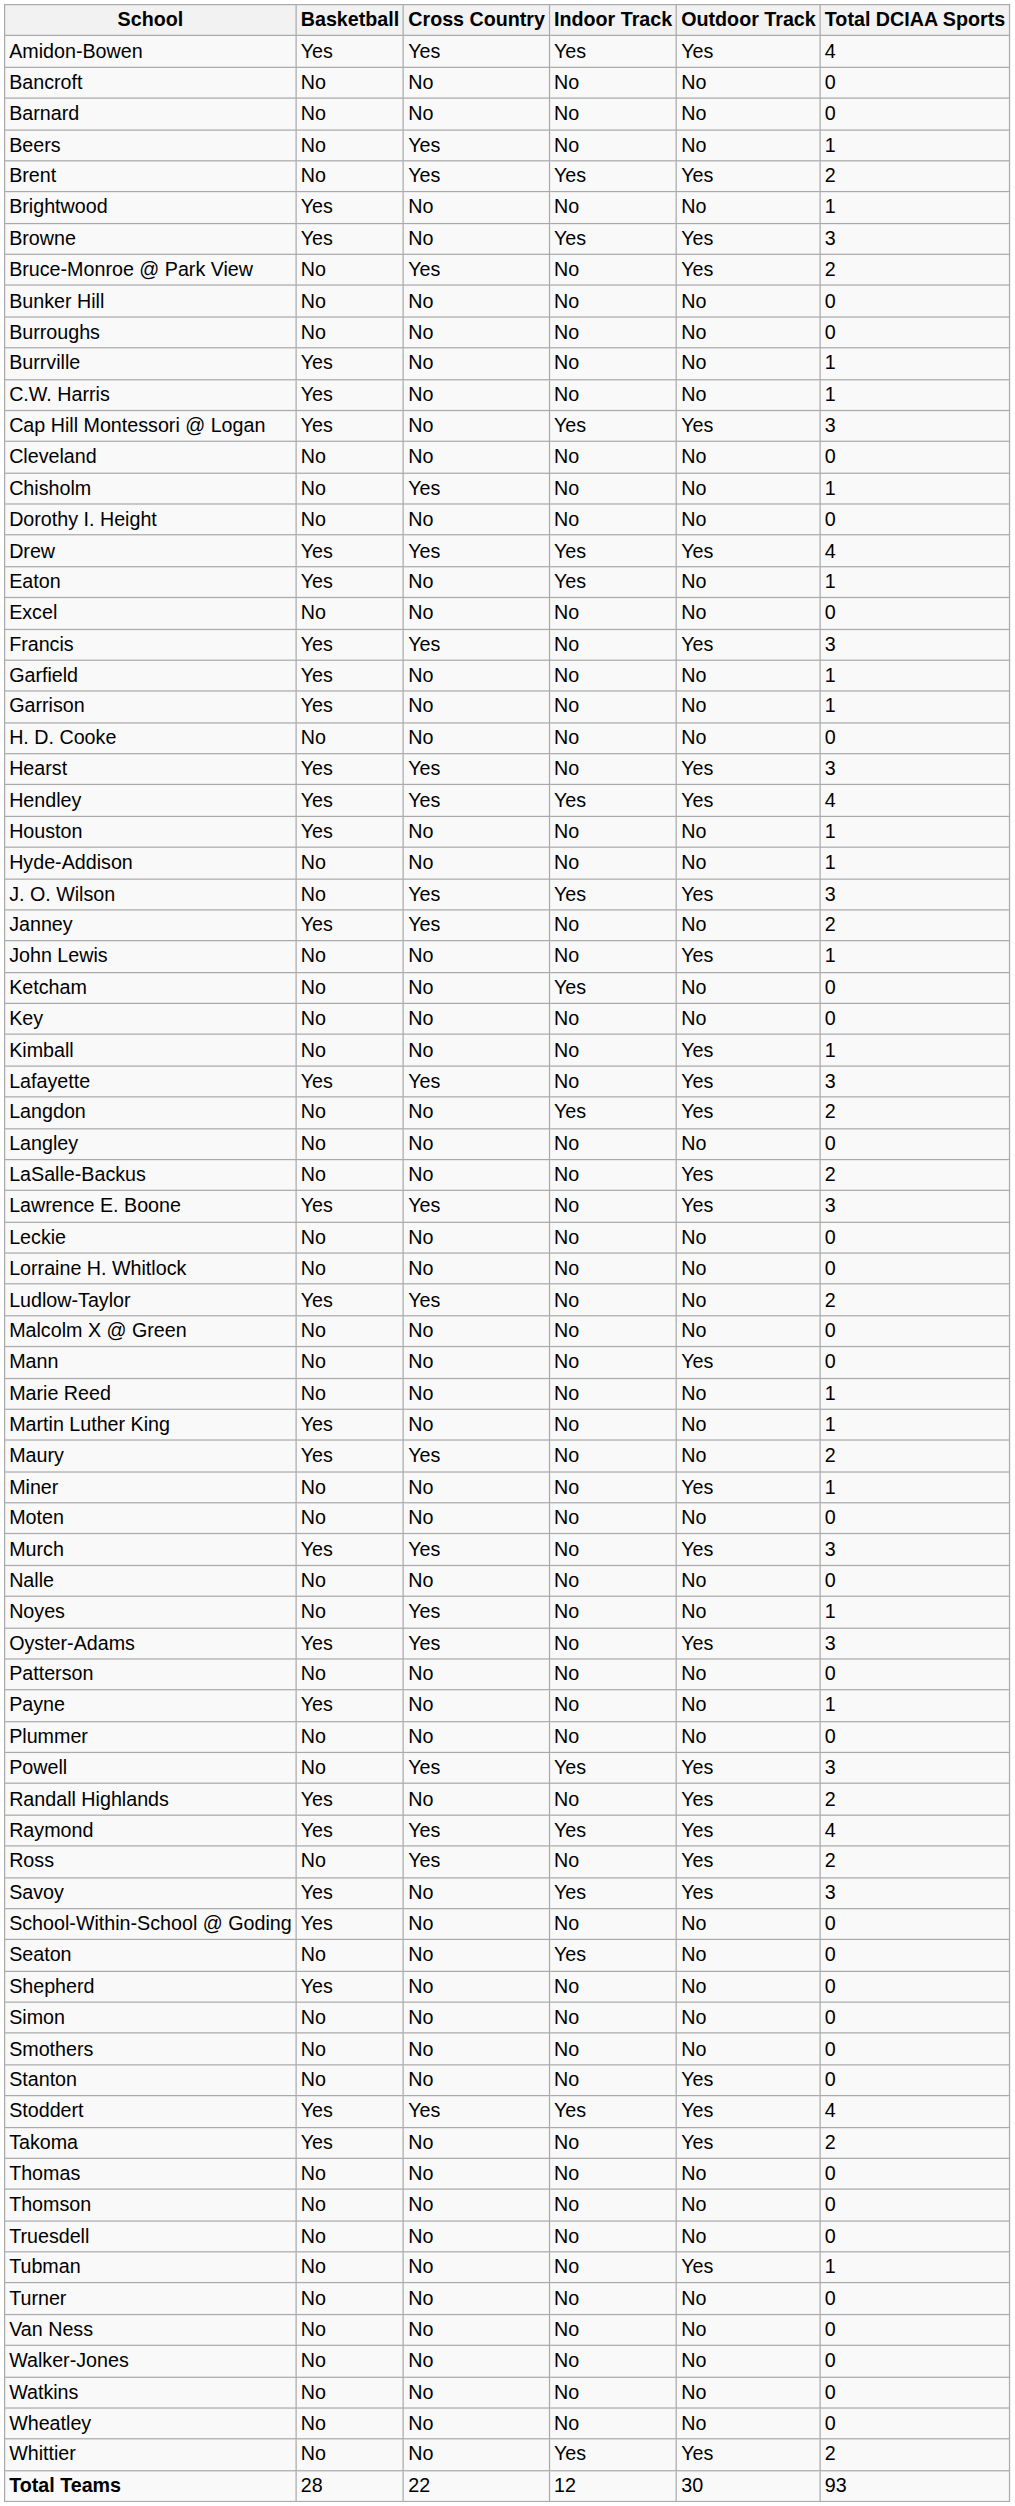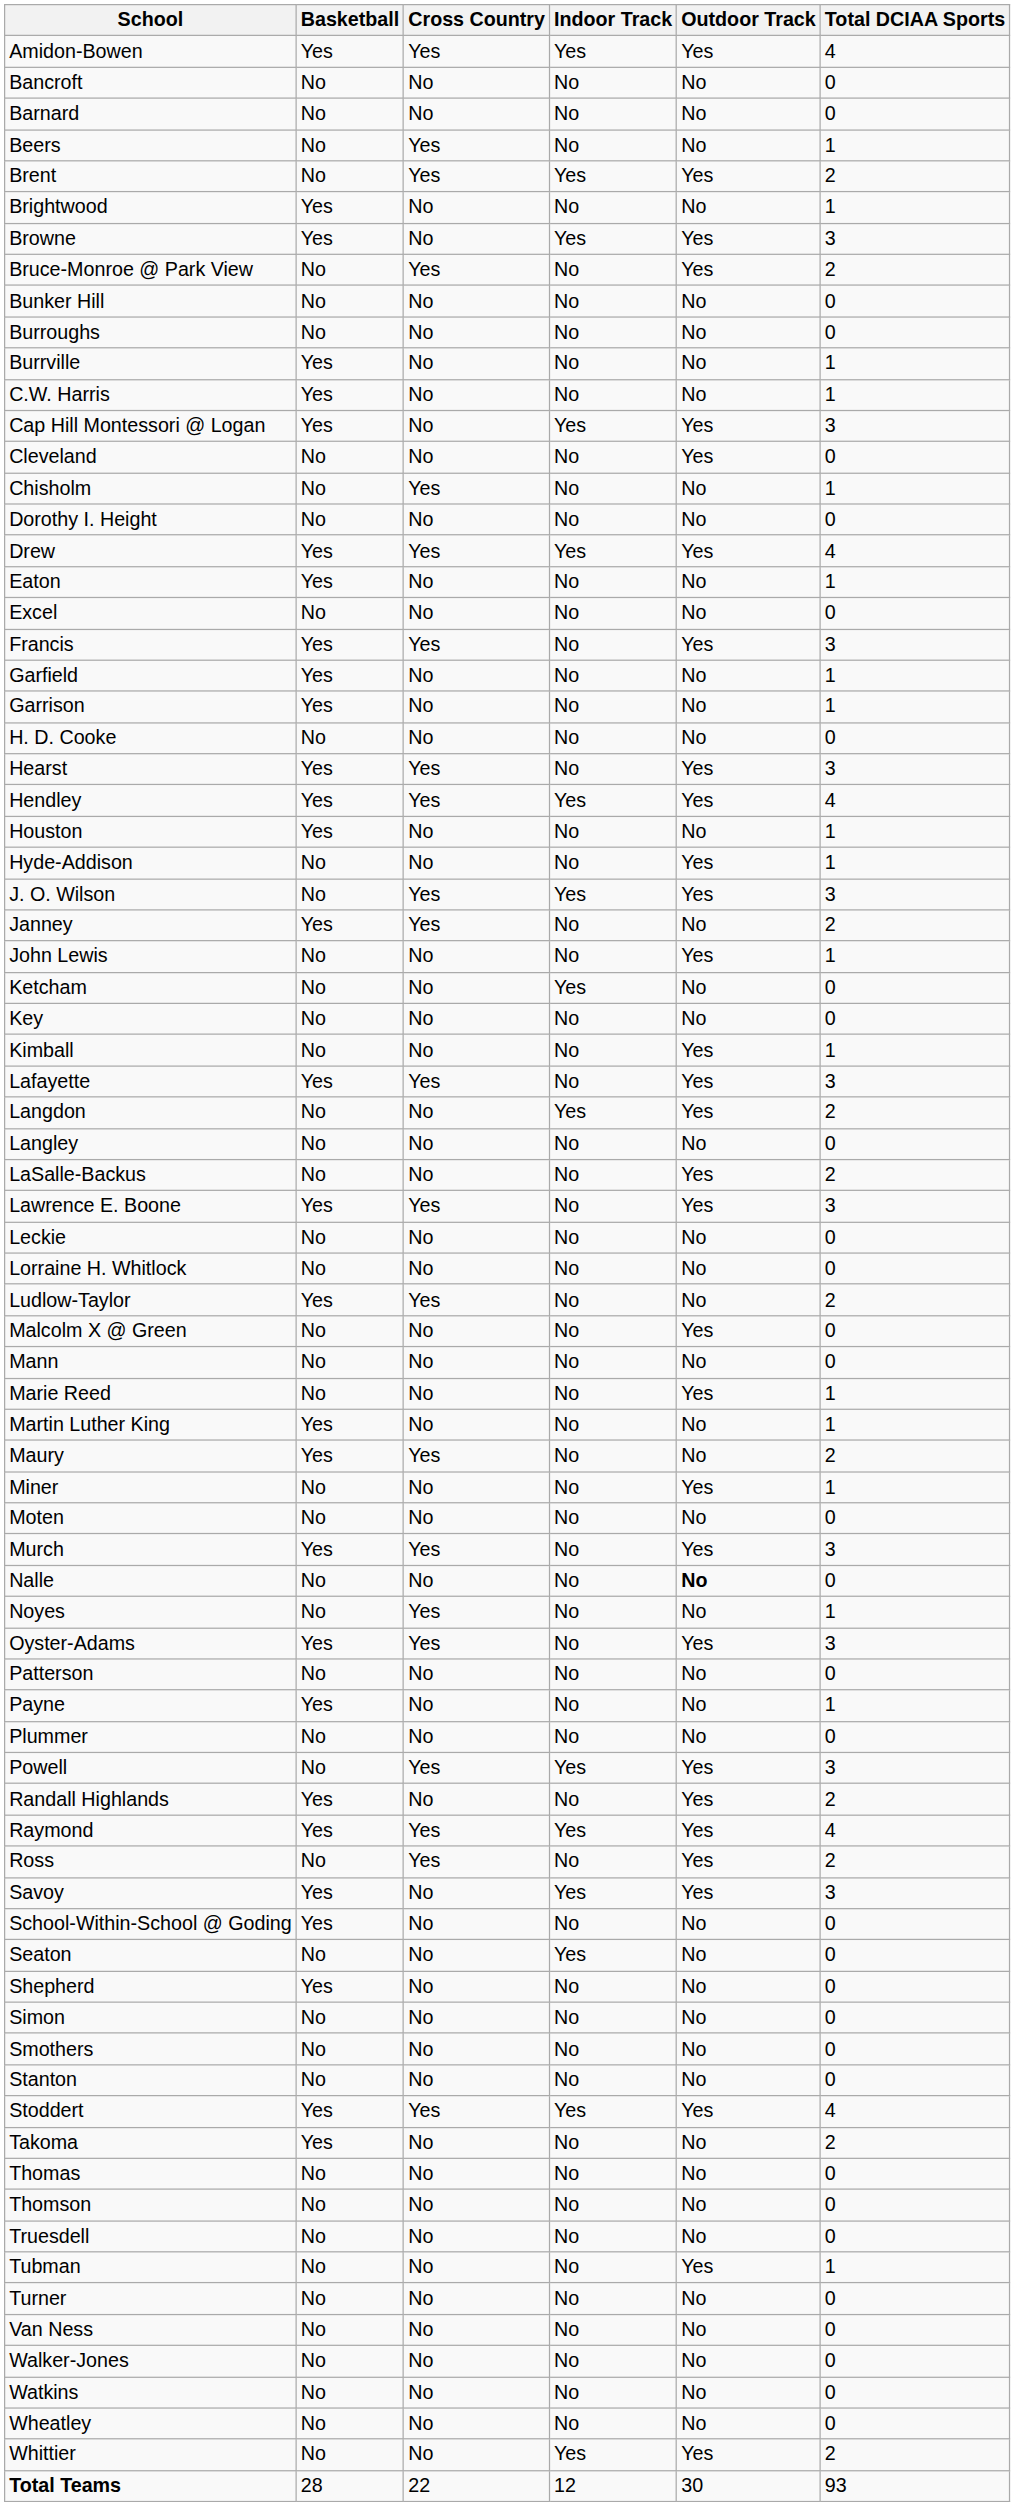(694, 457) No -> (697, 457) Yes
(570, 581) Yes -> (567, 581) No
(694, 862) No -> (697, 862) Yes
(694, 1330) No -> (697, 1330) Yes
(697, 1362) Yes -> (694, 1362) No
(694, 1393) No -> (697, 1393) Yes
(694, 1580) normal -> (694, 1580) bold
(697, 2080) Yes -> (694, 2080) No
(697, 2142) Yes -> (694, 2142) No
